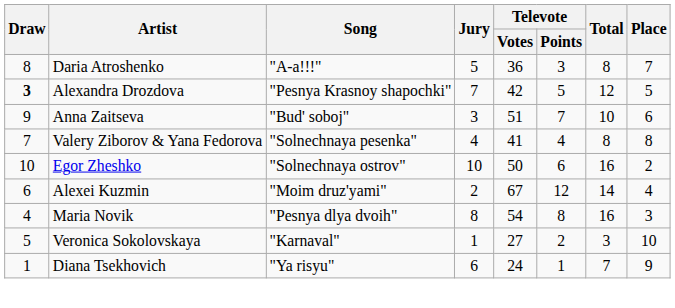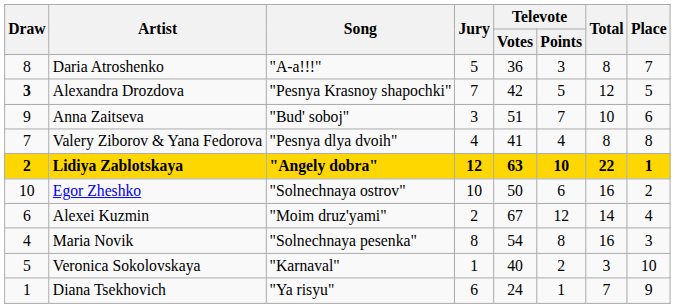(343, 141) "Solnechnaya pesenka" -> (333, 141) "Pesnya dlya dvoih"
+ row: (118, 166)
(333, 215) "Pesnya dlya dvoih" -> (343, 240) "Solnechnaya pesenka"
(515, 240) 27 -> (515, 265) 40
